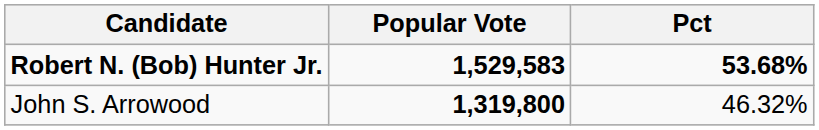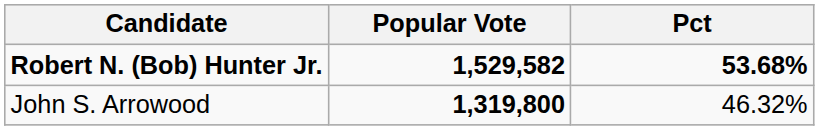(509, 64) 1,529,583 -> (509, 64) 1,529,582
